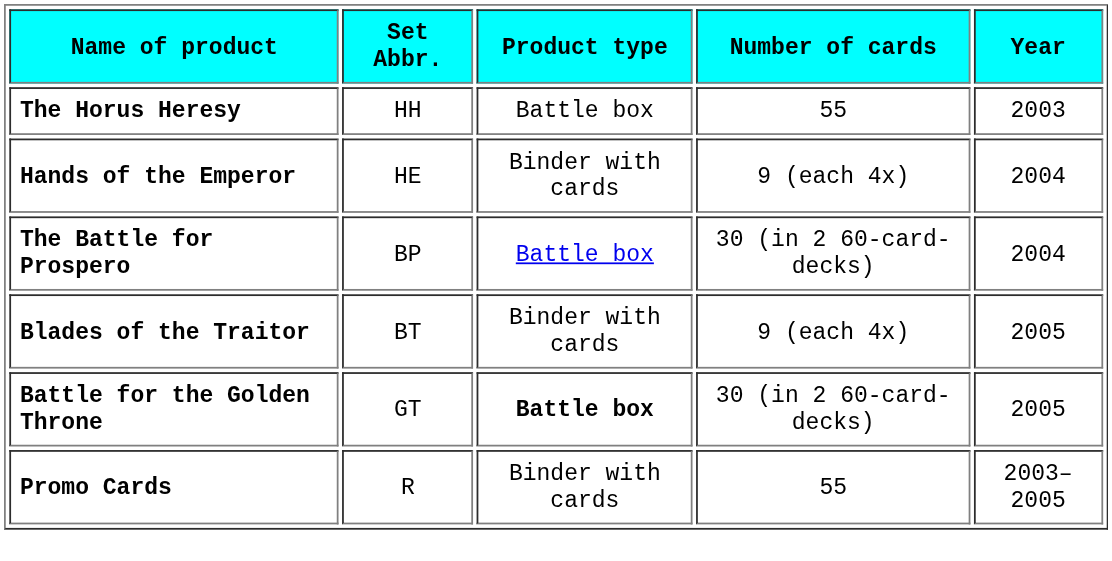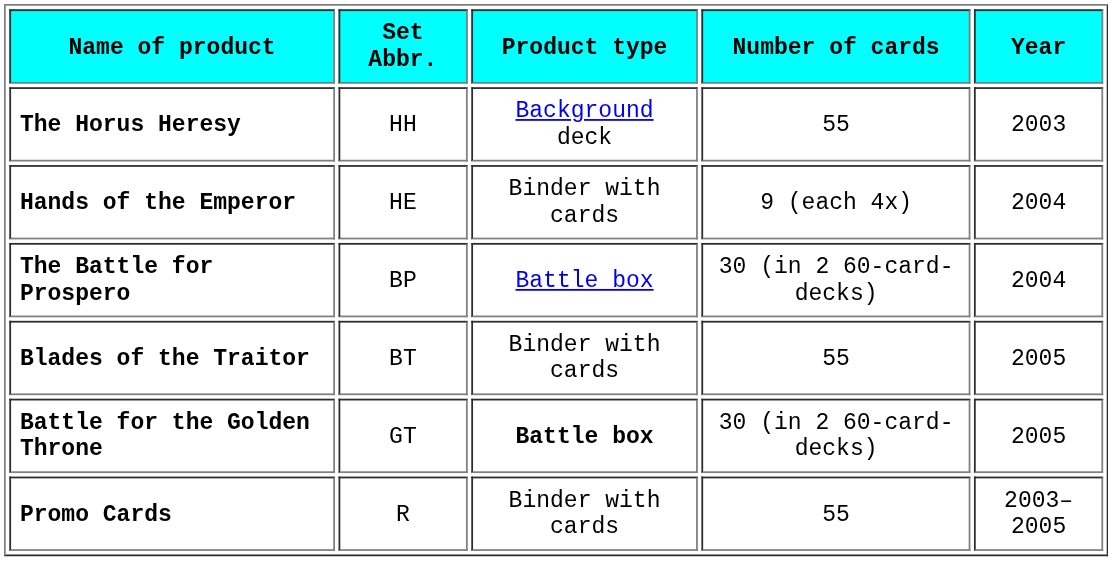(585, 111) Battle box -> (585, 124) Background deck
(833, 331) 9 (each 4x) -> (836, 358) 55
